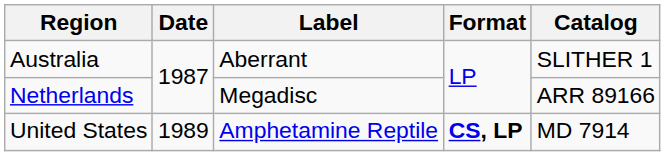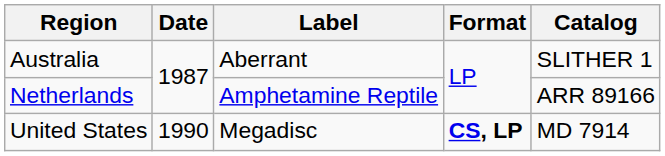(268, 95) Megadisc -> (329, 95) Amphetamine Reptile
(183, 131) 1989 -> (183, 131) 1990
(329, 131) Amphetamine Reptile -> (268, 131) Megadisc
